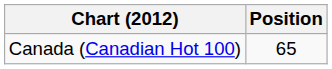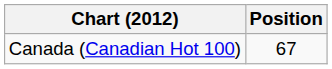(286, 48) 65 -> (286, 48) 67
